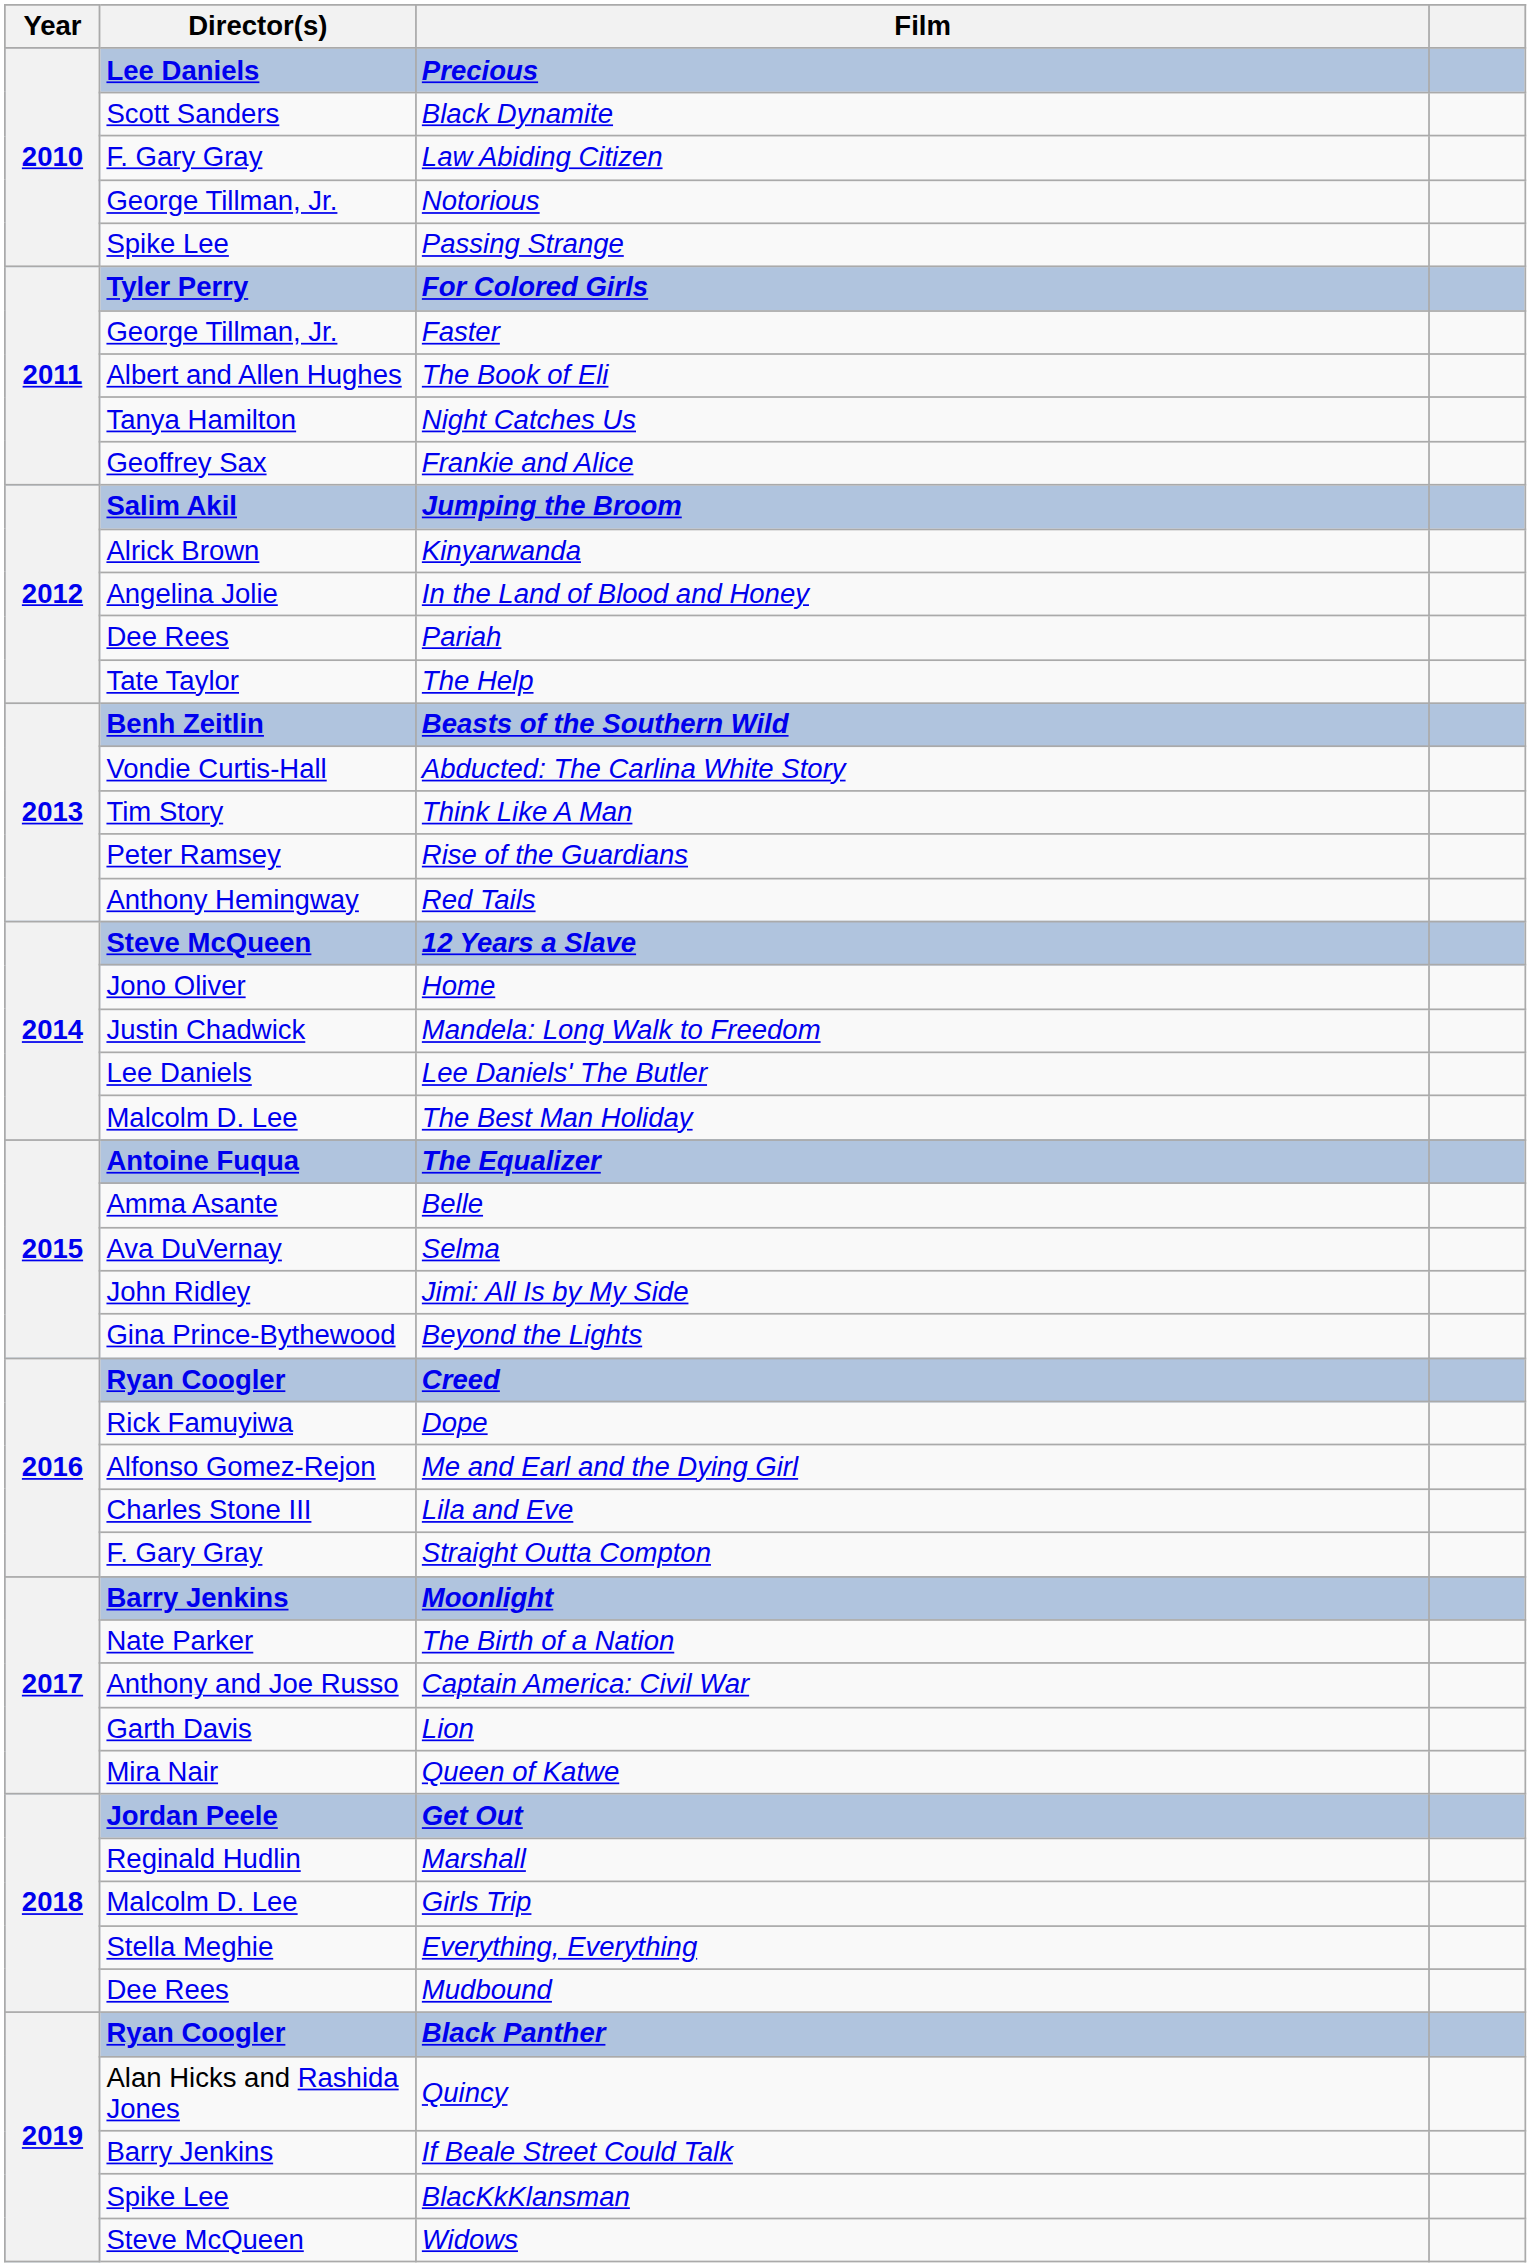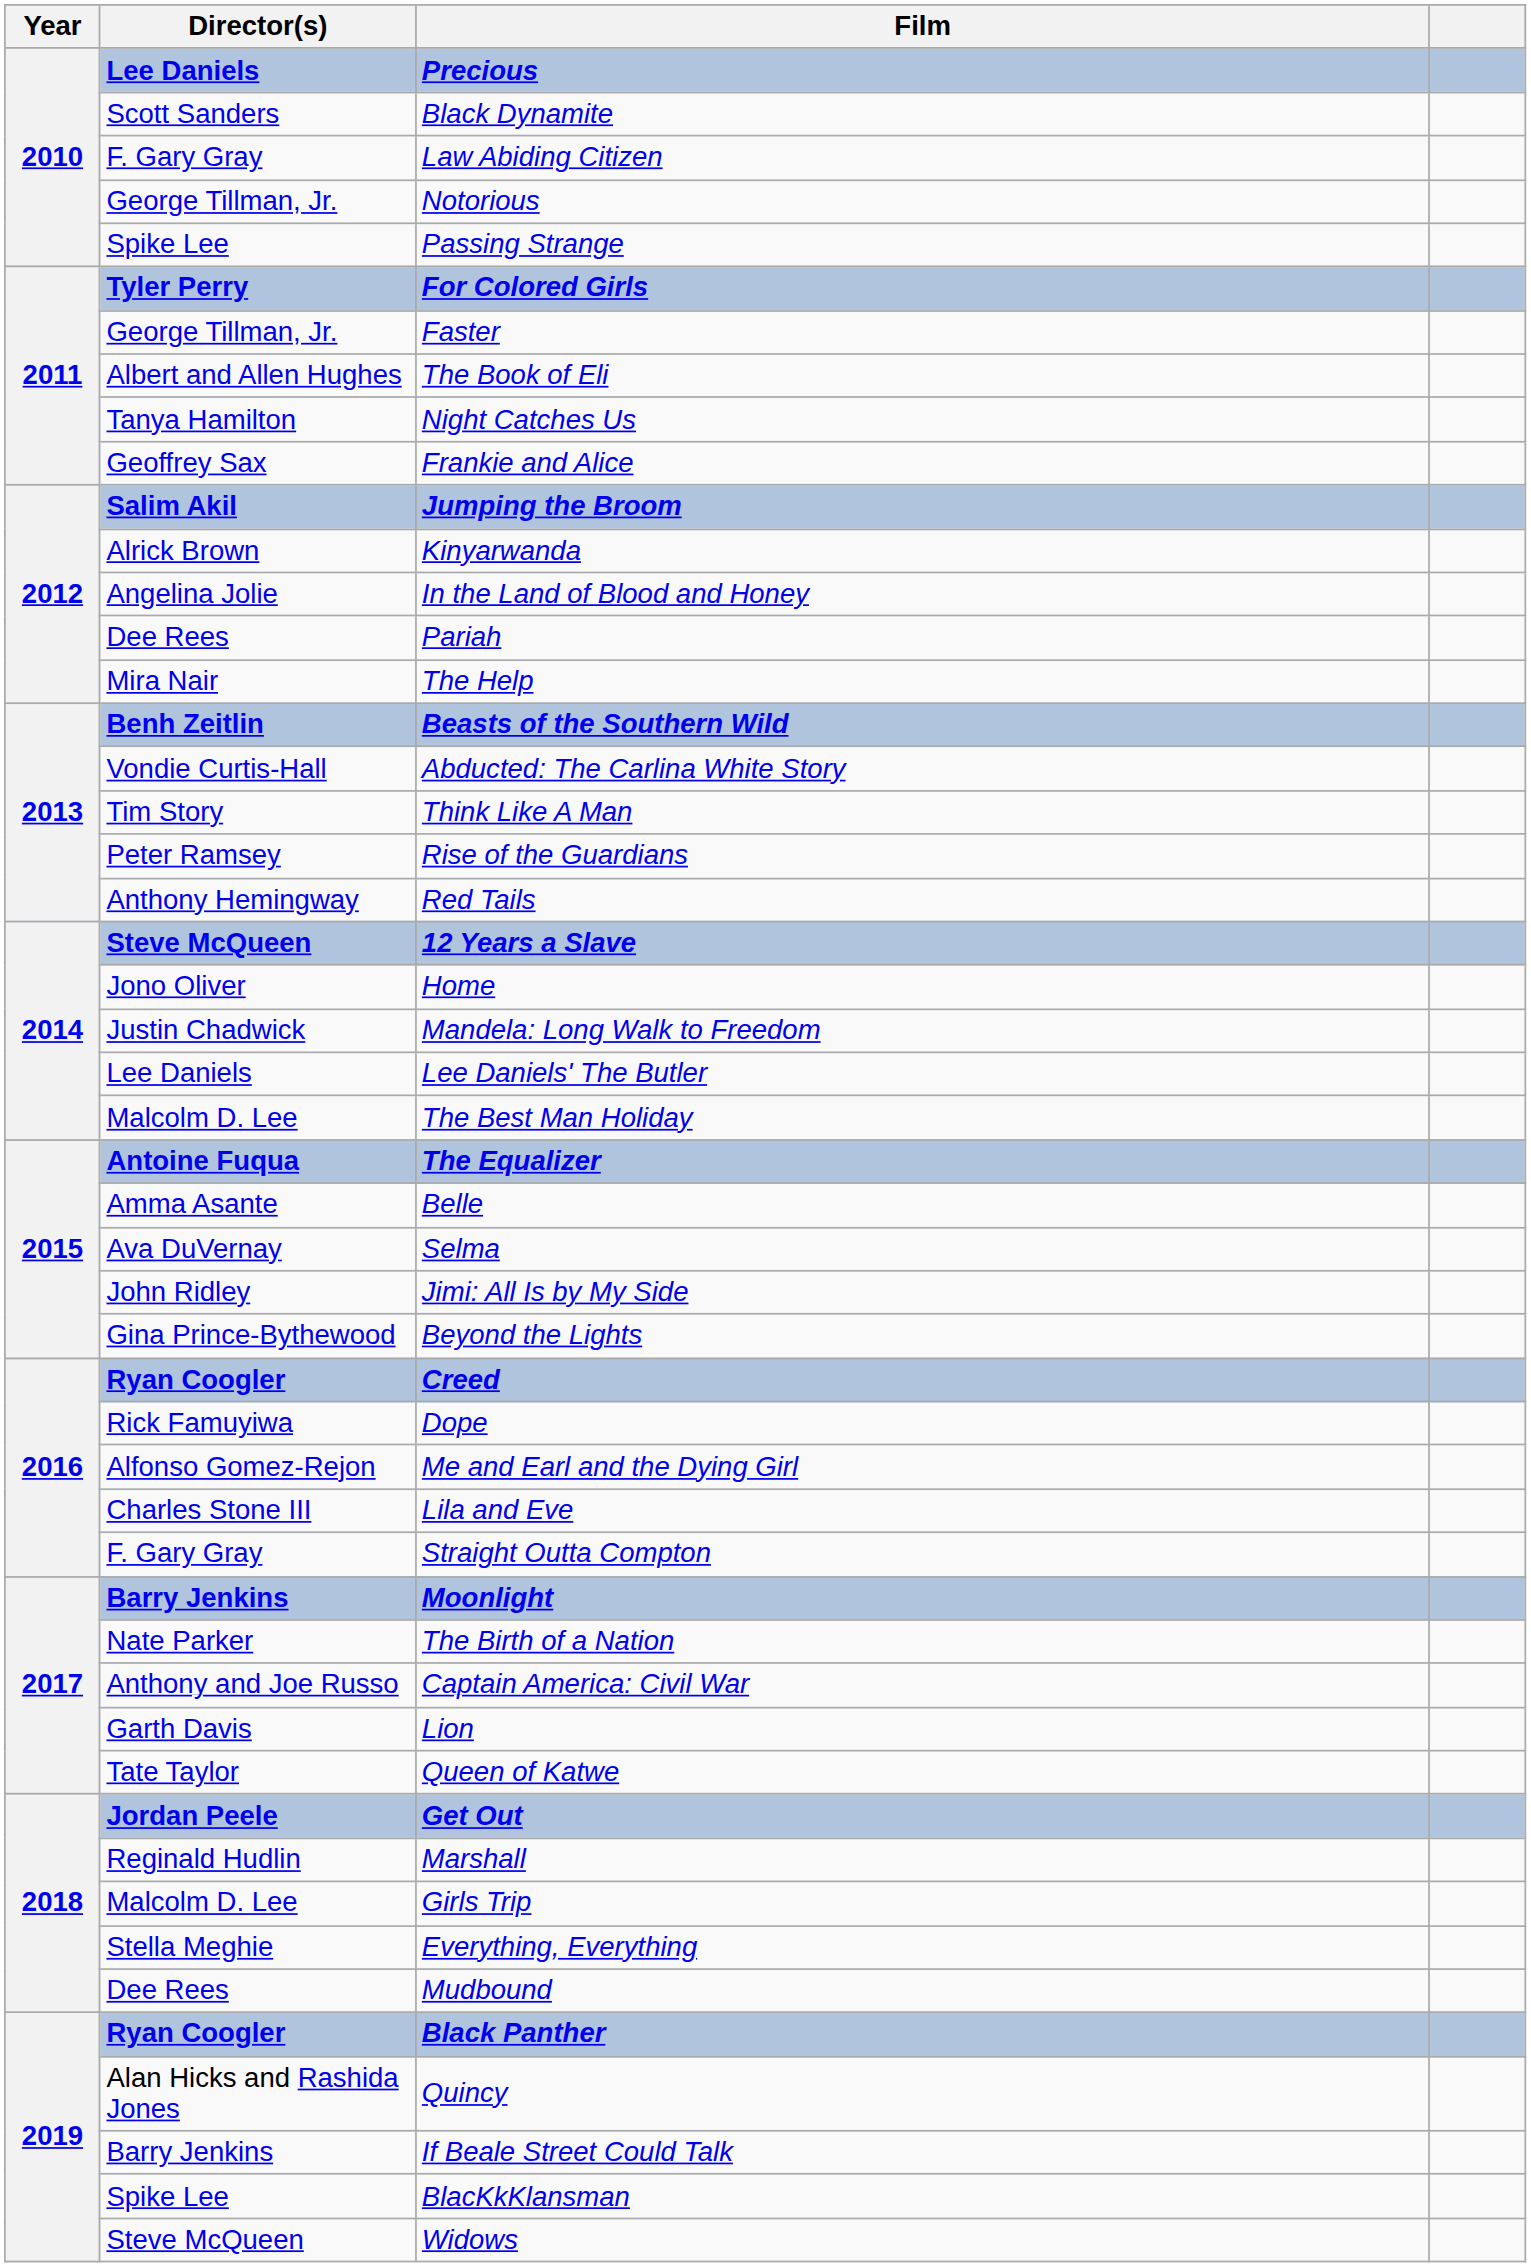(173, 680) Tate Taylor -> (162, 680) Mira Nair
(162, 1772) Mira Nair -> (173, 1772) Tate Taylor
